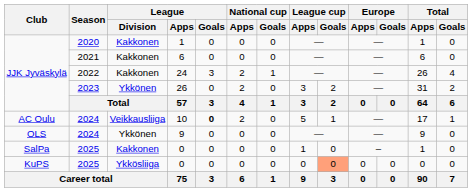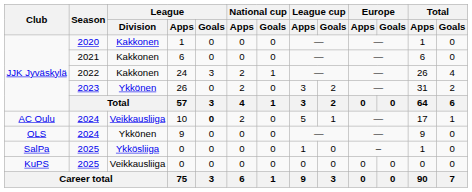(138, 149) Kakkonen -> (138, 149) Ykkösliiga
(138, 164) Ykkösliiga -> (138, 164) Veikkausliiga
(333, 164) lightsalmon background -> (333, 164) no background
